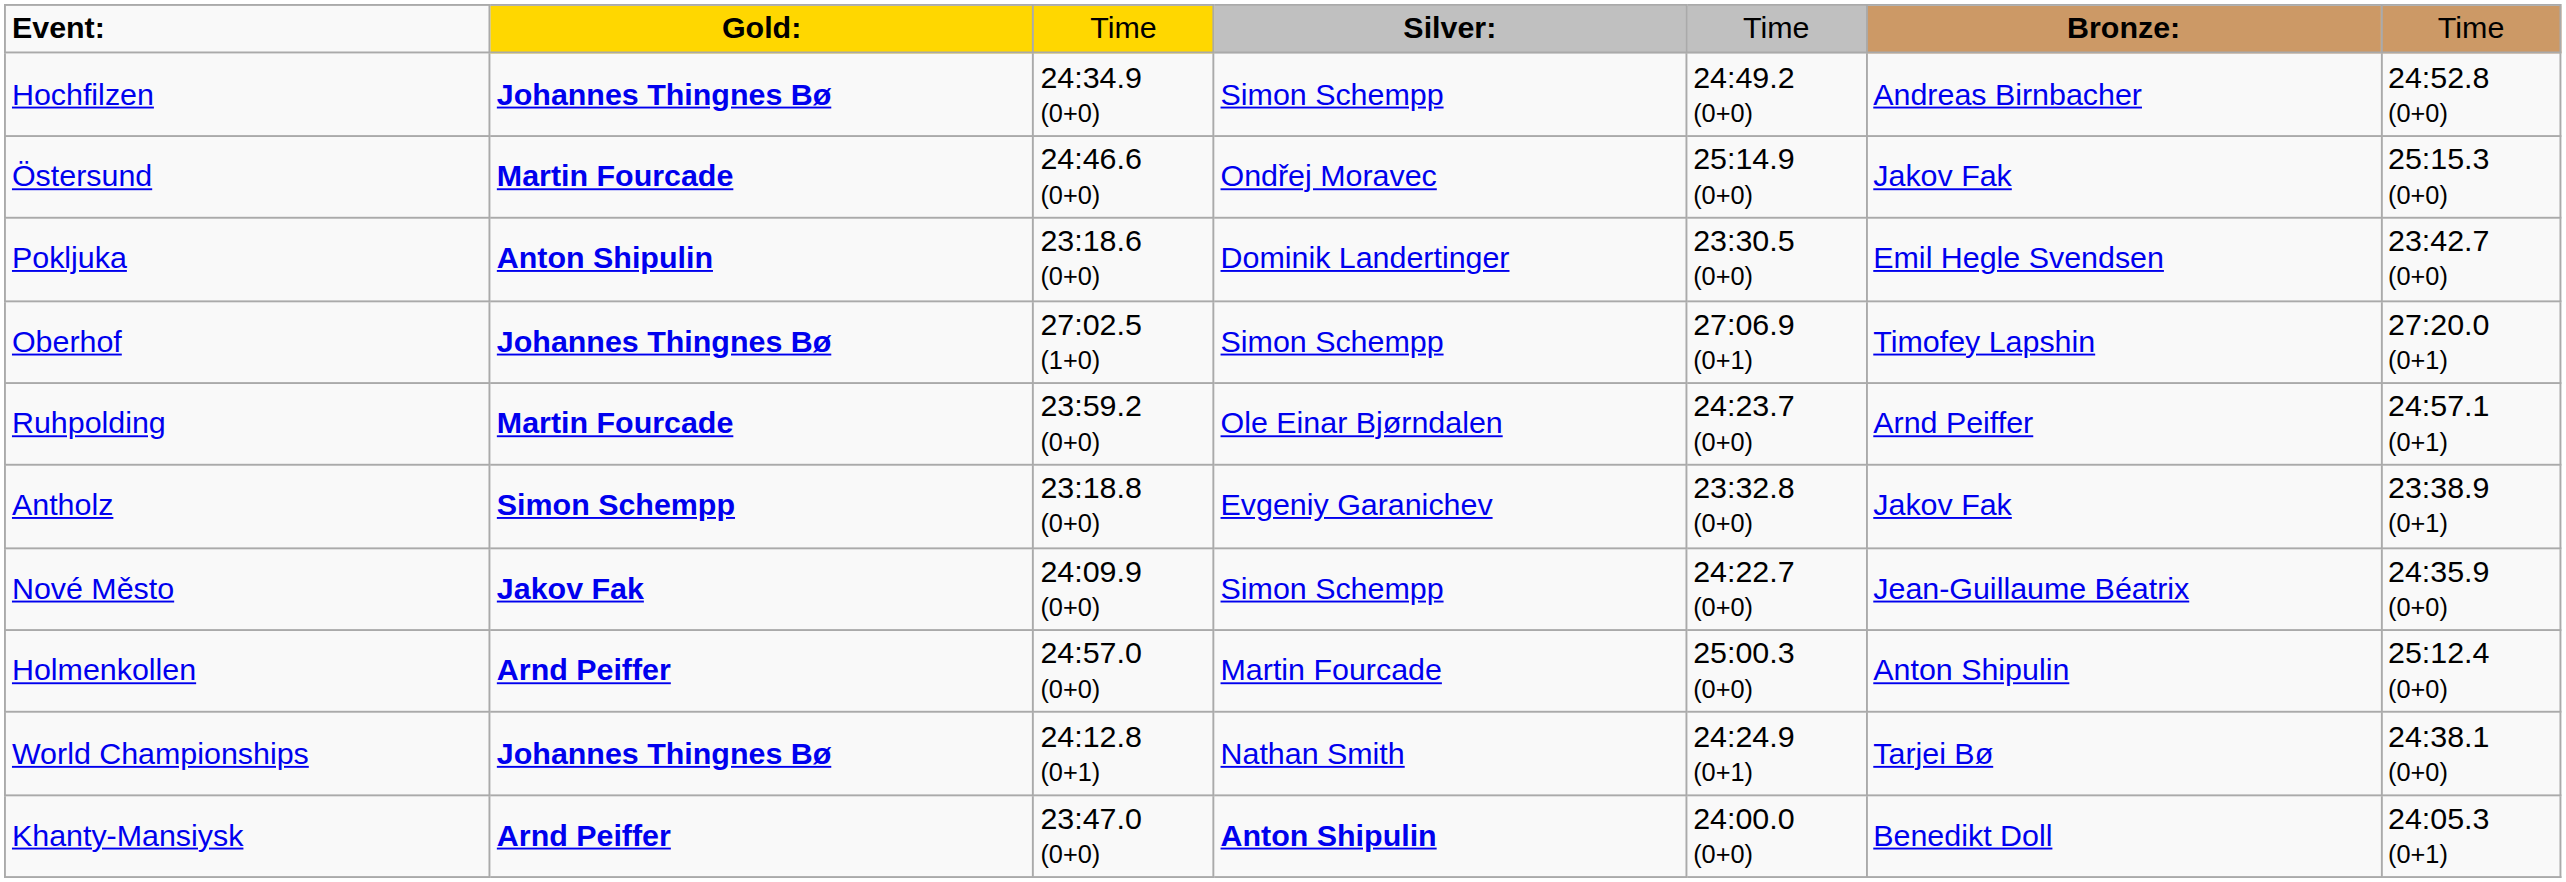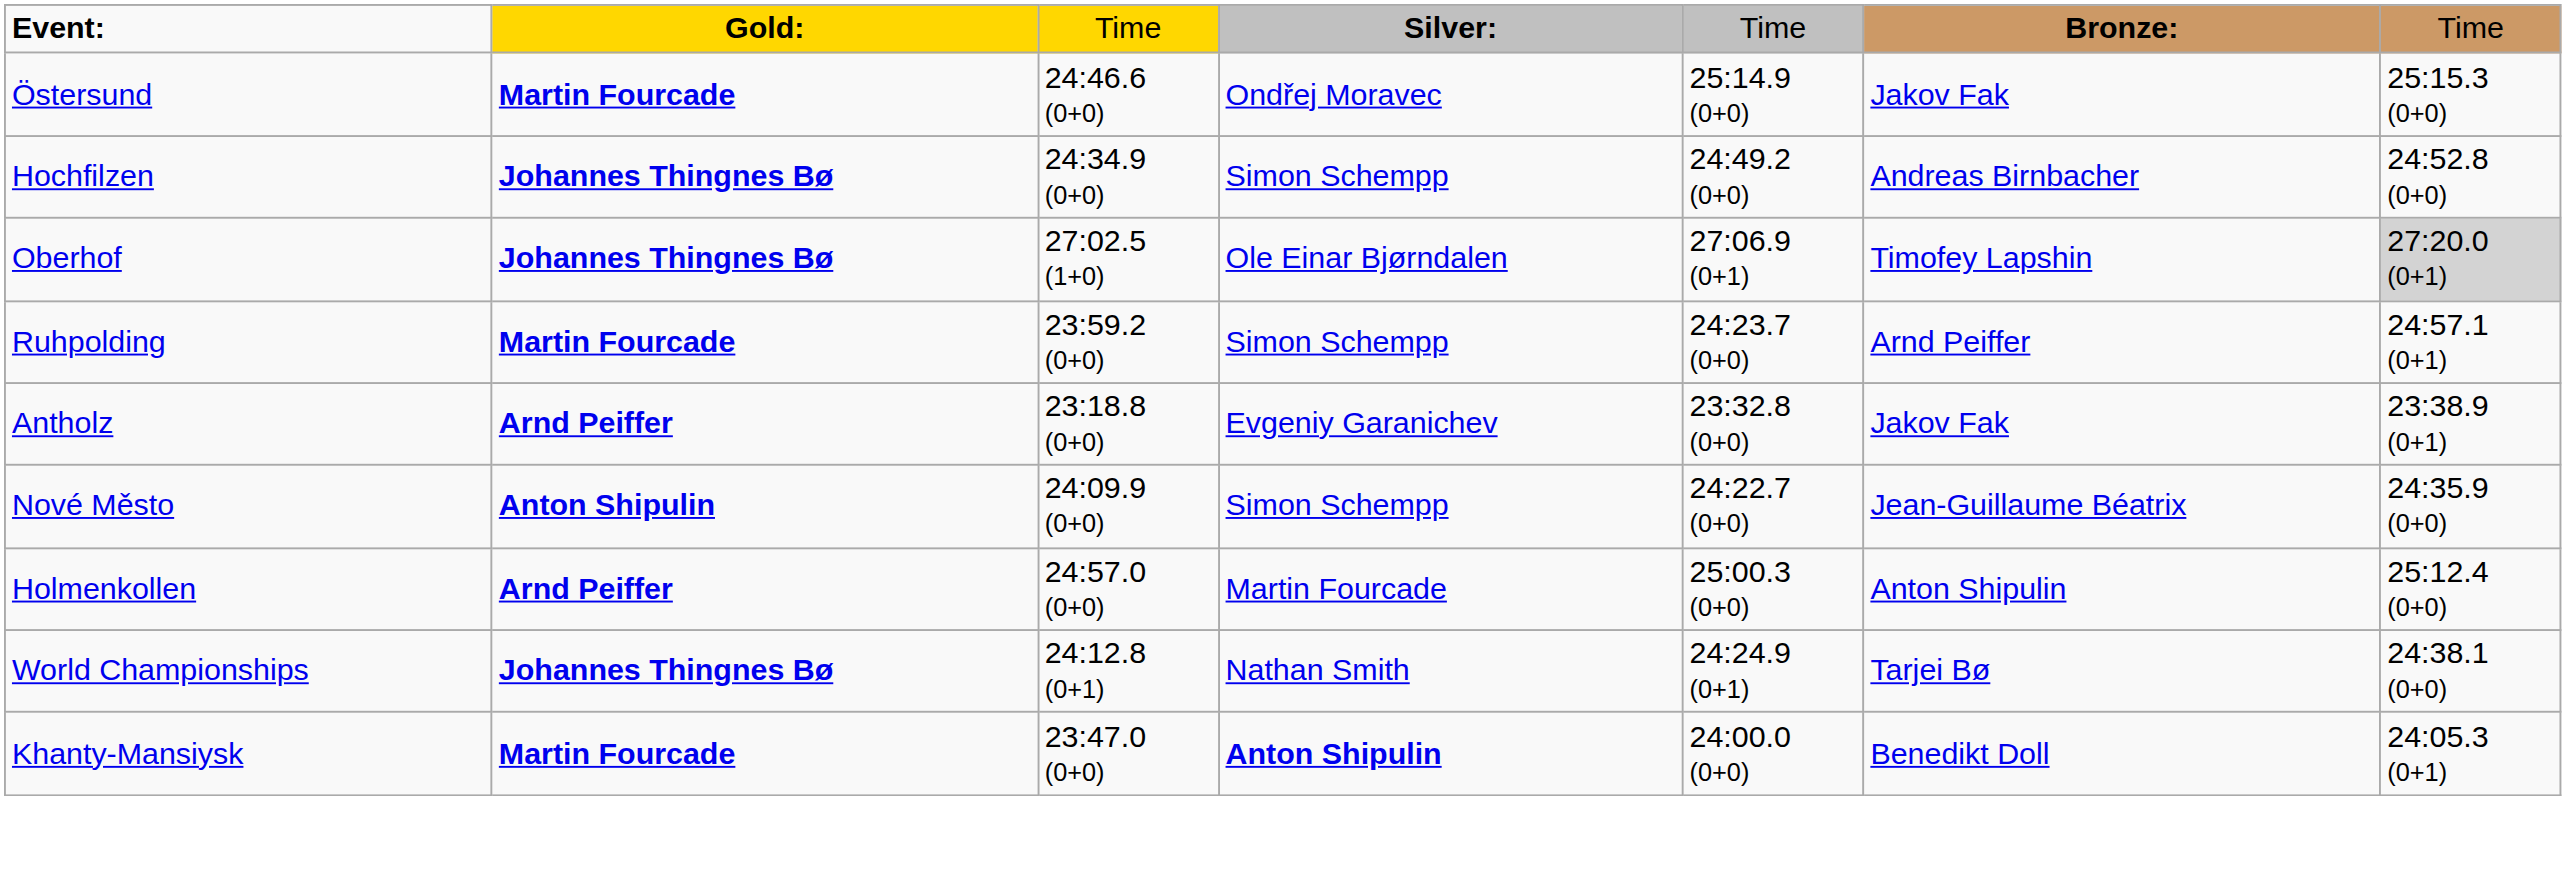rows swapped: (82, 176) <-> (83, 93)
- row: (69, 258)
(1332, 341) Simon Schempp -> (1367, 258) Ole Einar Bjørndalen
(2439, 341) no background -> (2438, 258) lightgrey background
(1362, 423) Ole Einar Bjørndalen -> (1337, 341) Simon Schempp
(616, 505) Simon Schempp -> (586, 423) Arnd Peiffer
(570, 588) Jakov Fak -> (607, 505) Anton Shipulin
(584, 835) Arnd Peiffer -> (617, 753) Martin Fourcade
